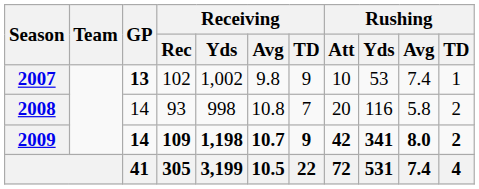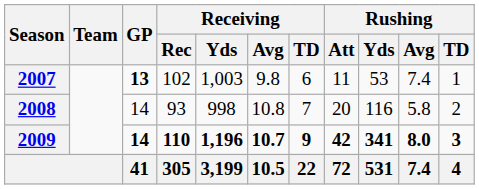(222, 79) 1,002 -> (222, 79) 1,003
(306, 79) 9 -> (306, 79) 6
(341, 79) 10 -> (341, 79) 11
(176, 139) 109 -> (176, 139) 110
(222, 139) 1,198 -> (222, 139) 1,196
(456, 139) 2 -> (456, 139) 3
